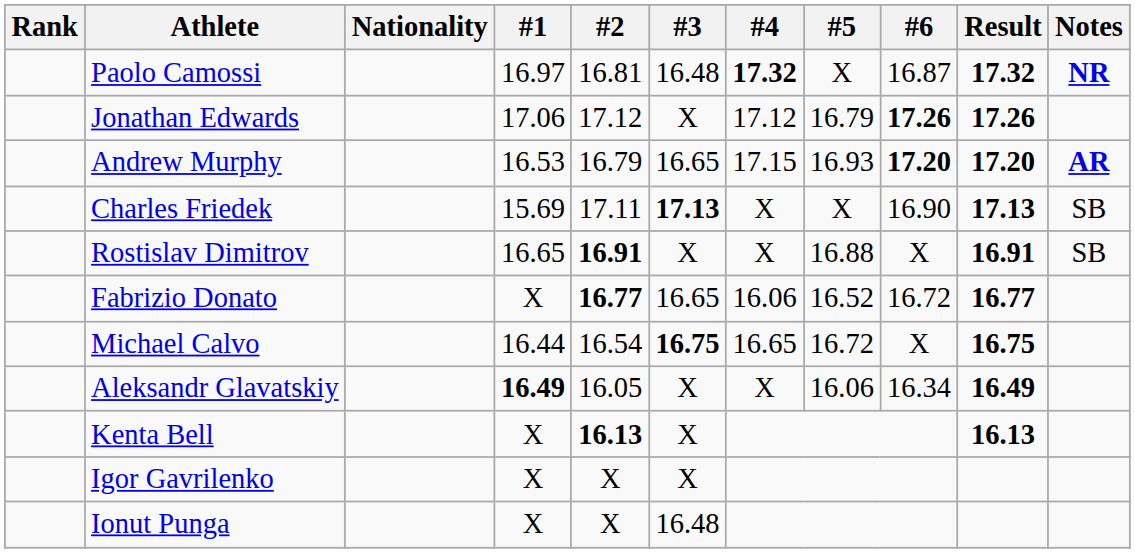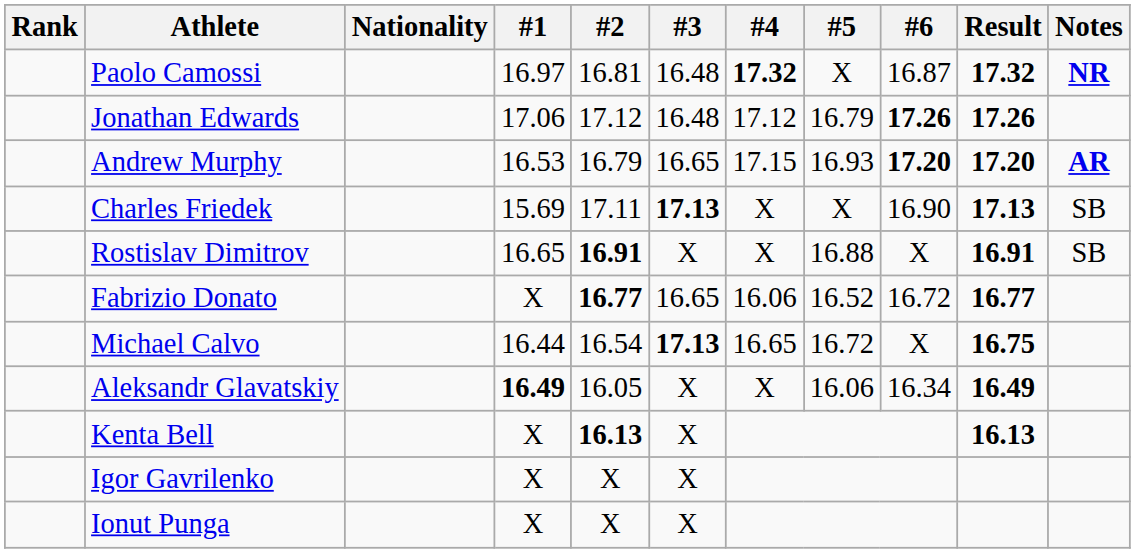(687, 117) X -> (687, 117) 16.48
(687, 343) 16.75 -> (687, 343) 17.13
(687, 523) 16.48 -> (687, 523) X
